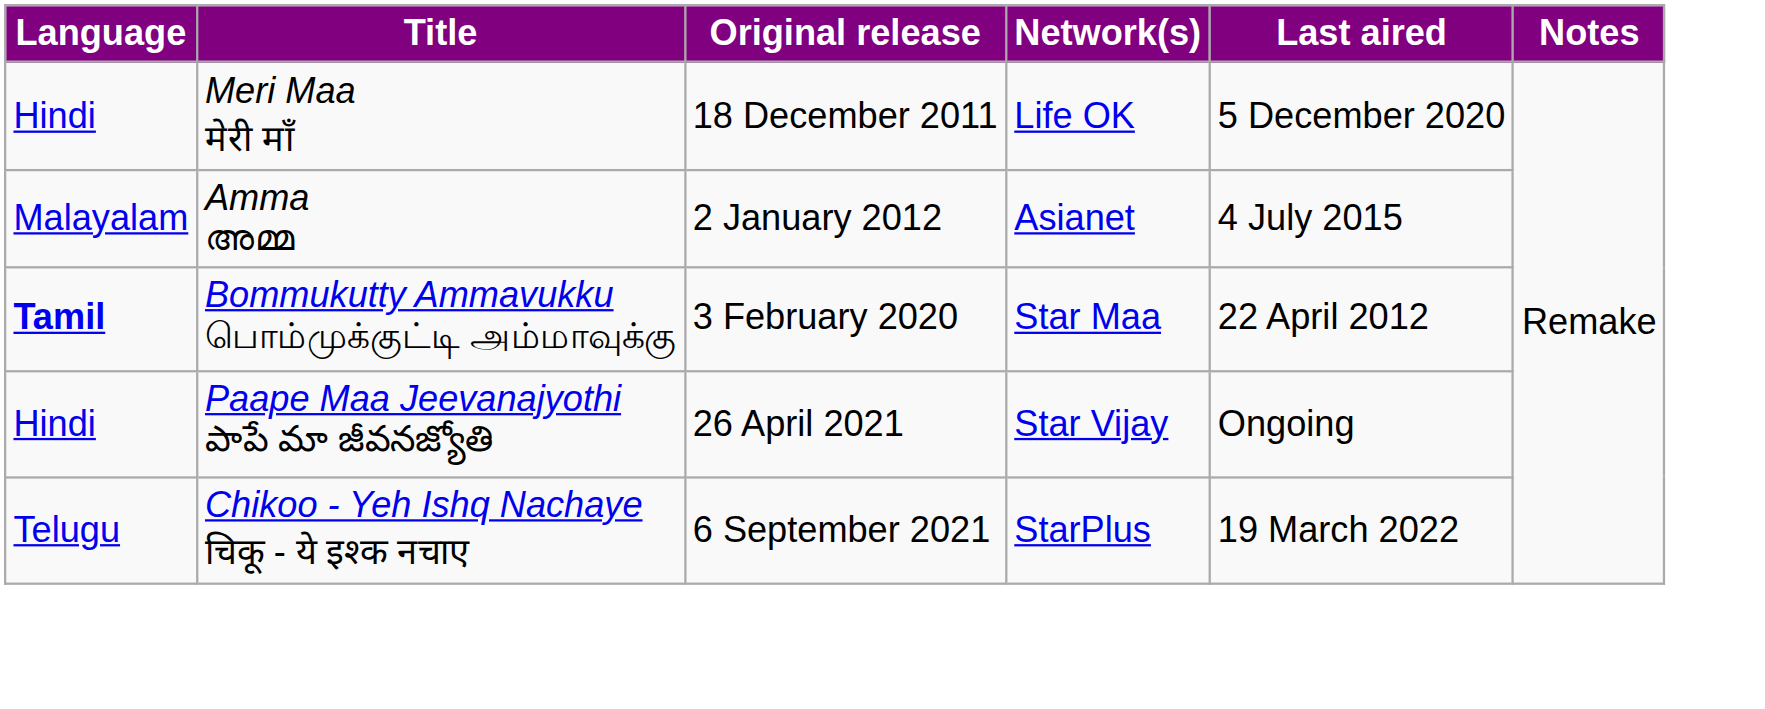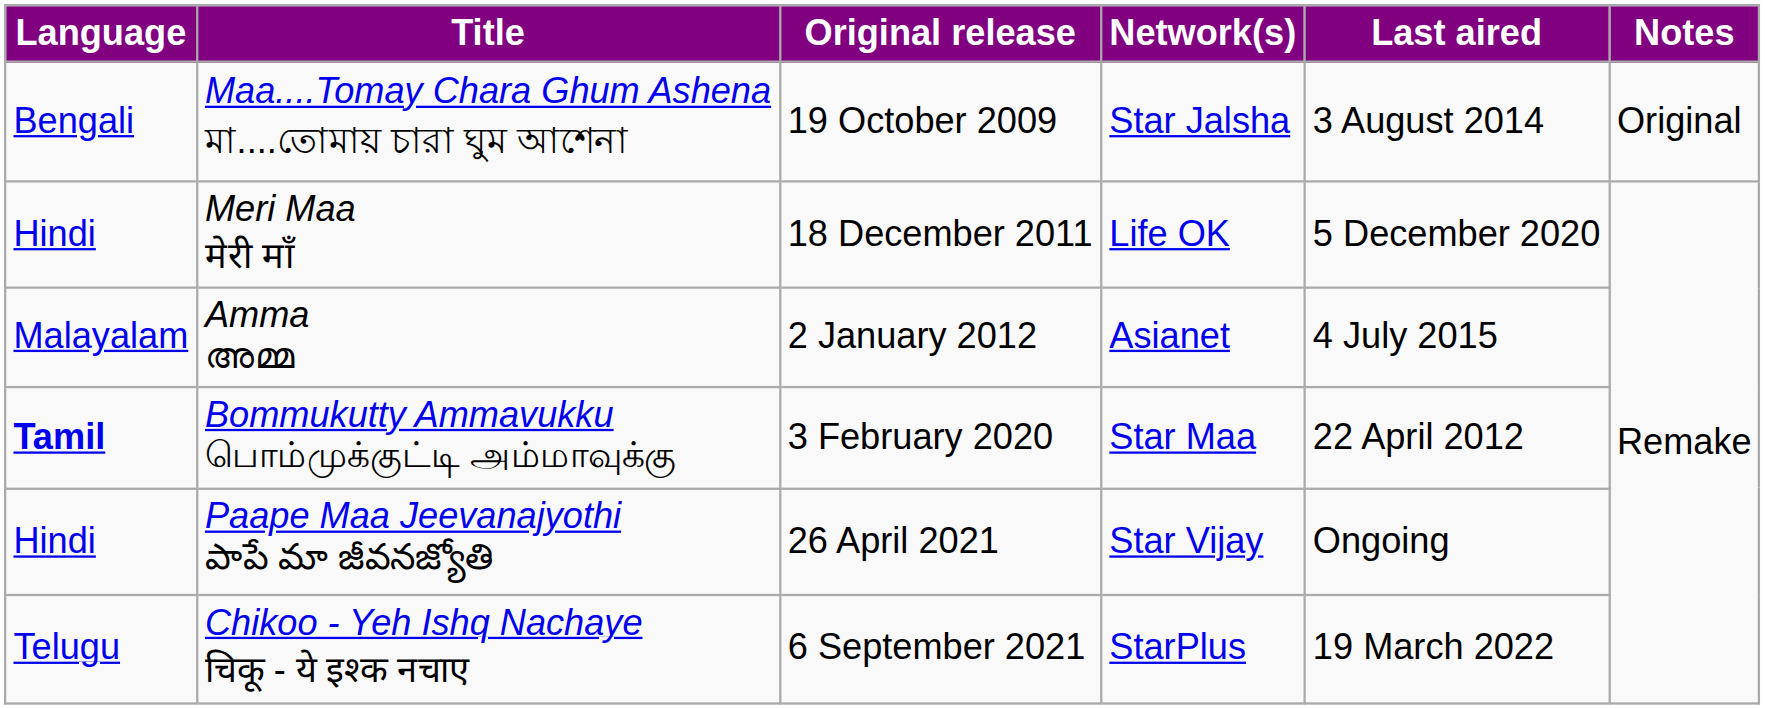+ row: (488, 115)
